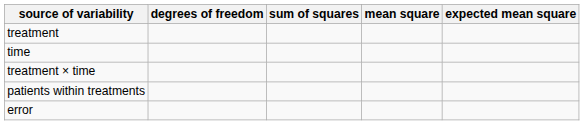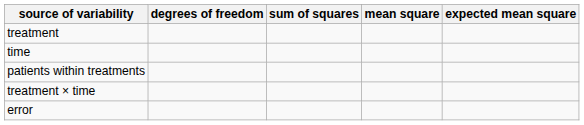rows swapped: (51, 71) <-> (76, 91)
